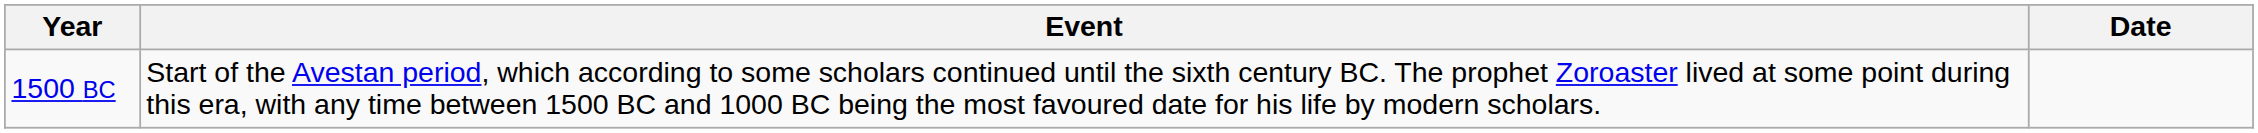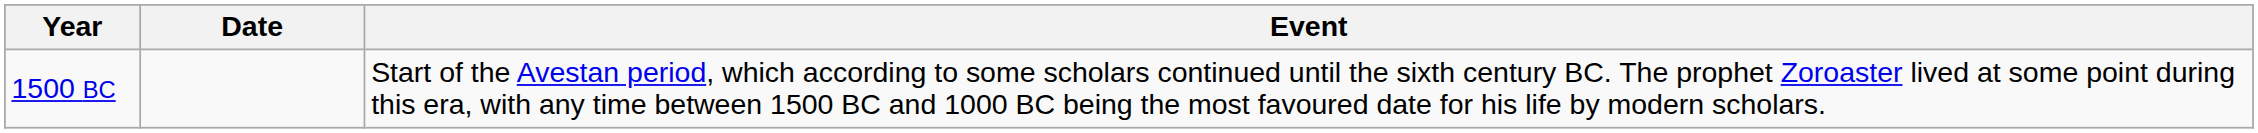columns swapped: (2141, 27) <-> (1084, 27)
